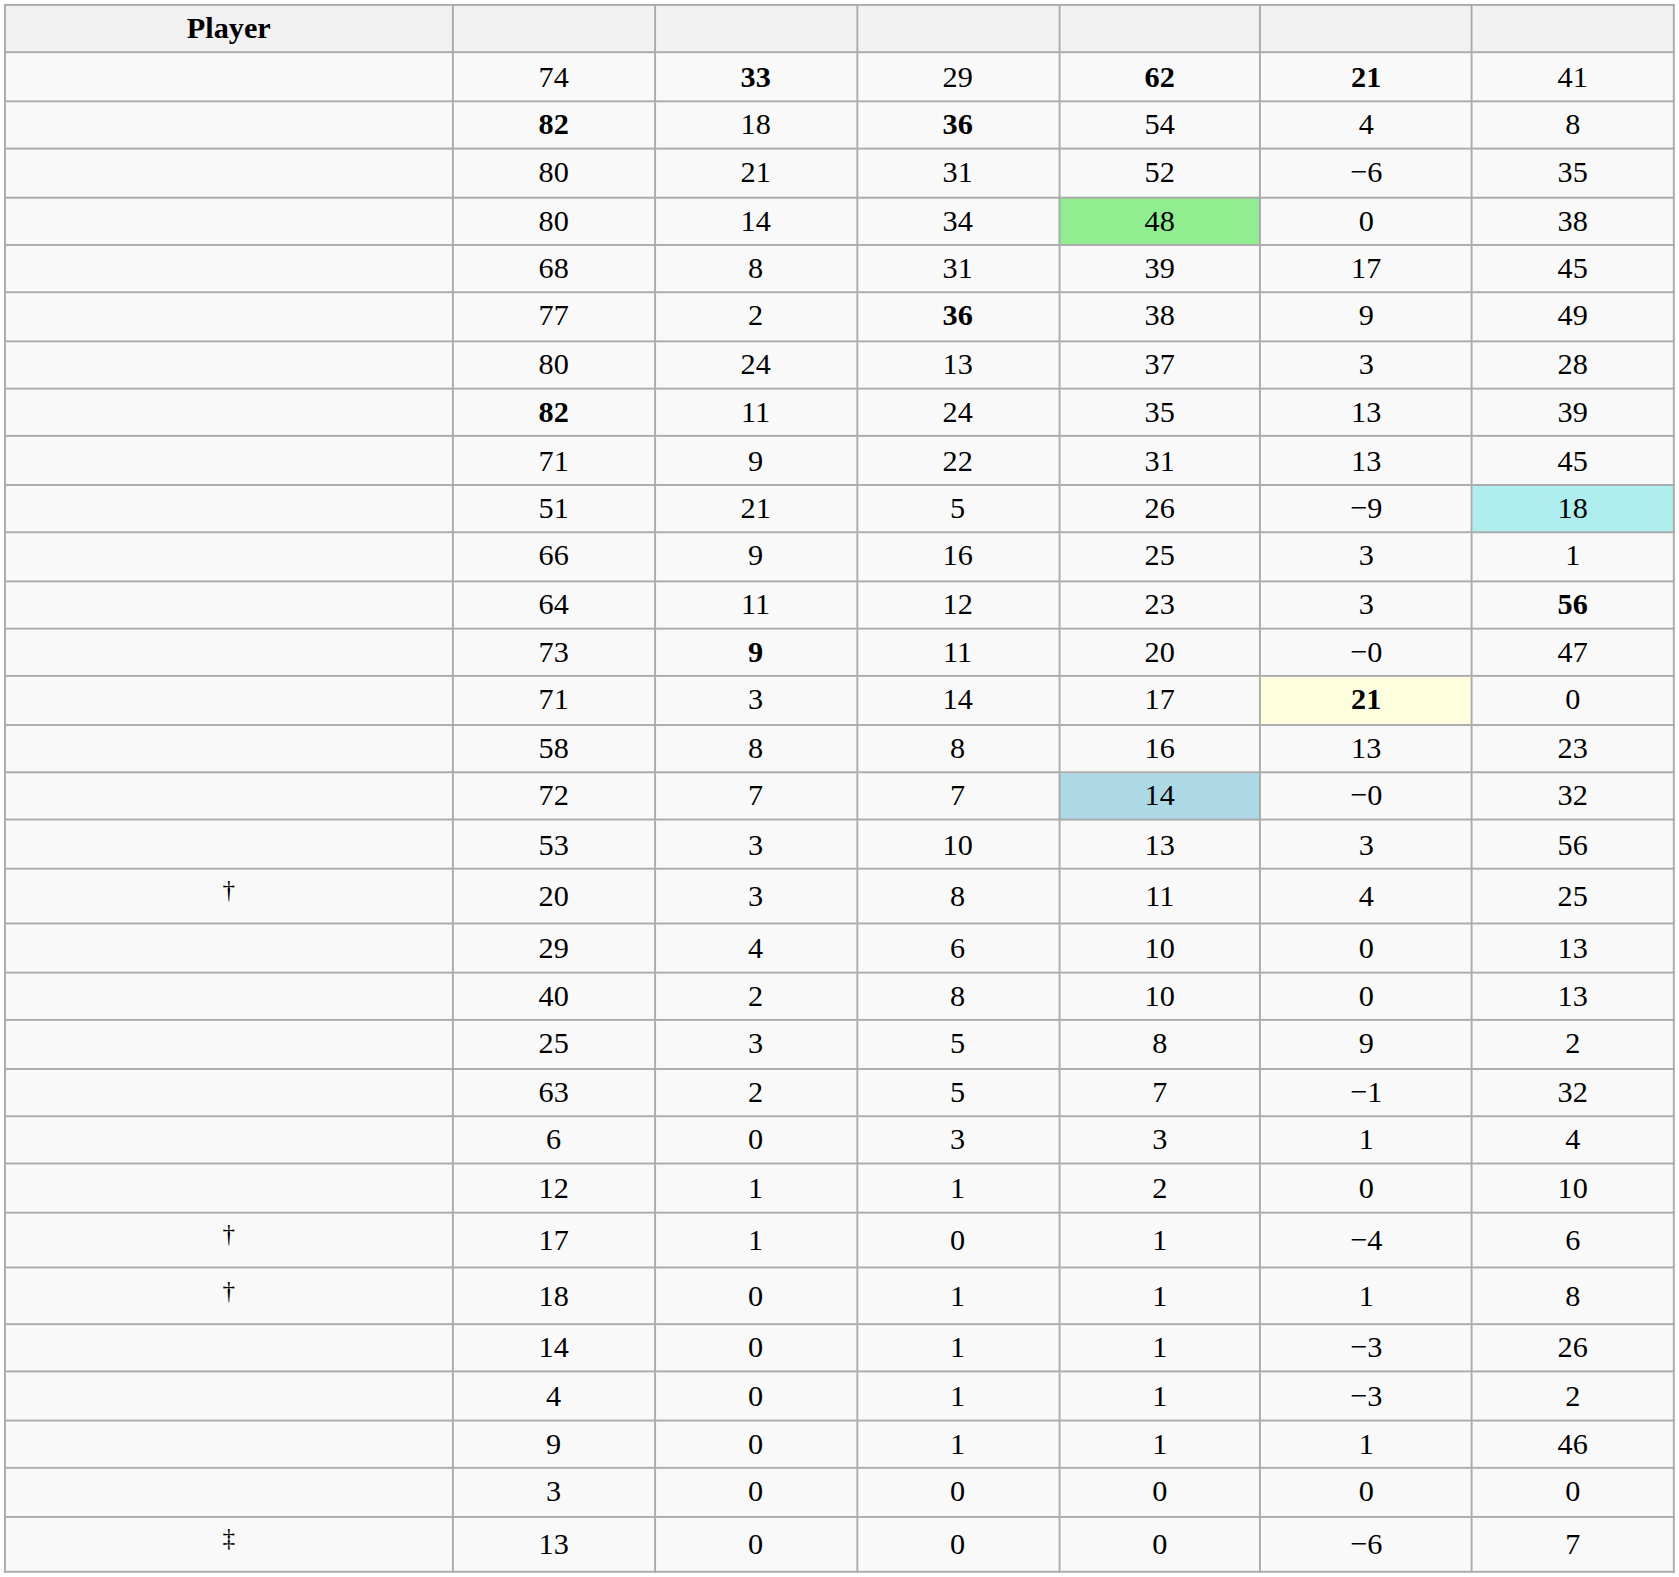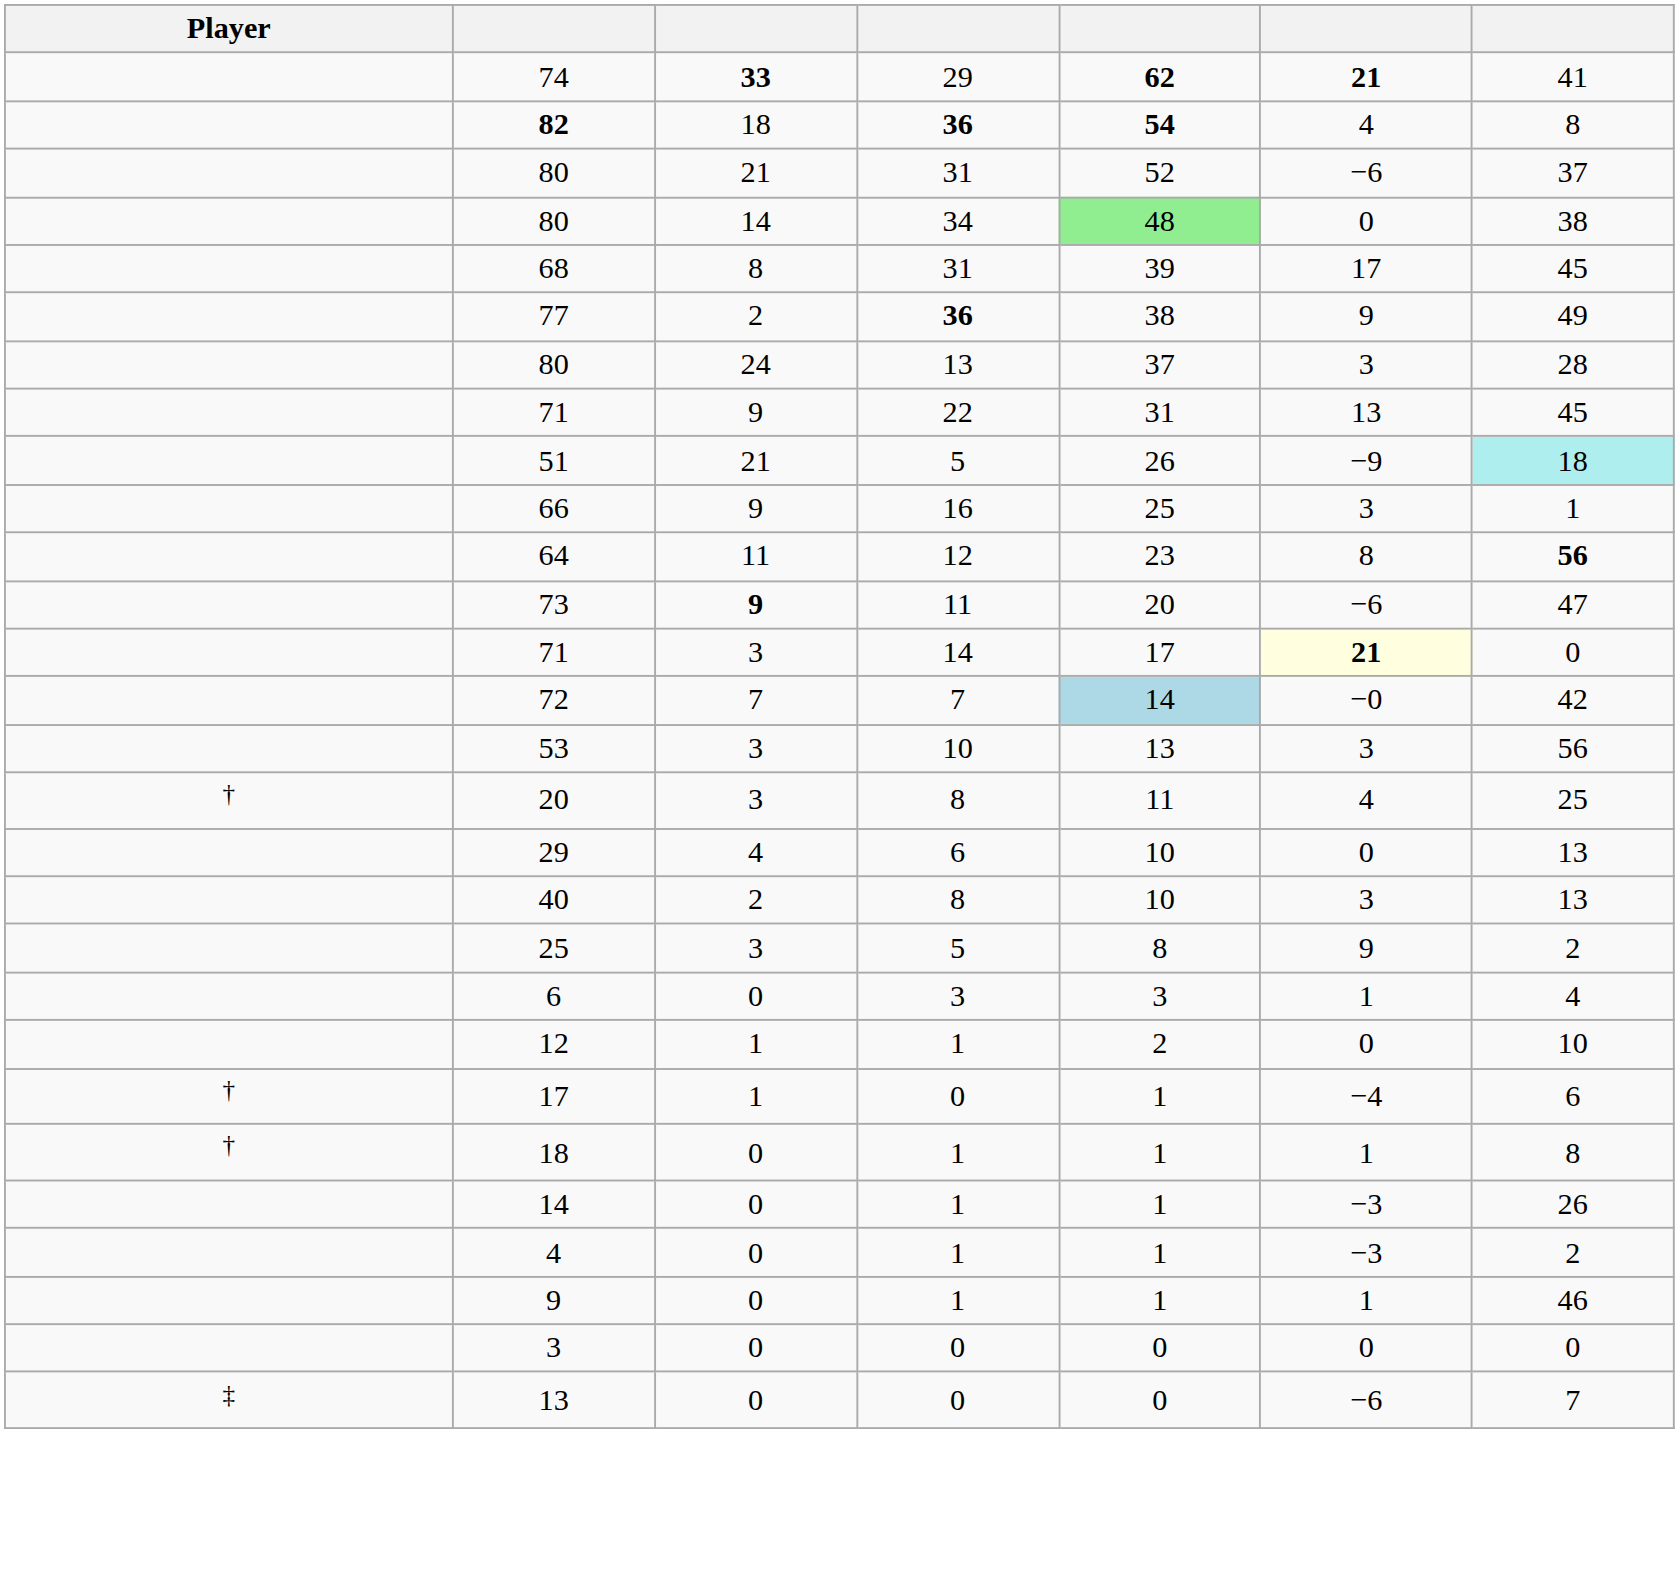(1160, 124) normal -> (1160, 124) bold
(1573, 172) 35 -> (1573, 172) 37
- row: (554, 412)
(1366, 603) 3 -> (1366, 556) 8
(1366, 651) −0 -> (1366, 603) −6
- row: (554, 747)
(1573, 795) 32 -> (1573, 699) 42
(1366, 995) 0 -> (1366, 899) 3
- row: (554, 1091)
